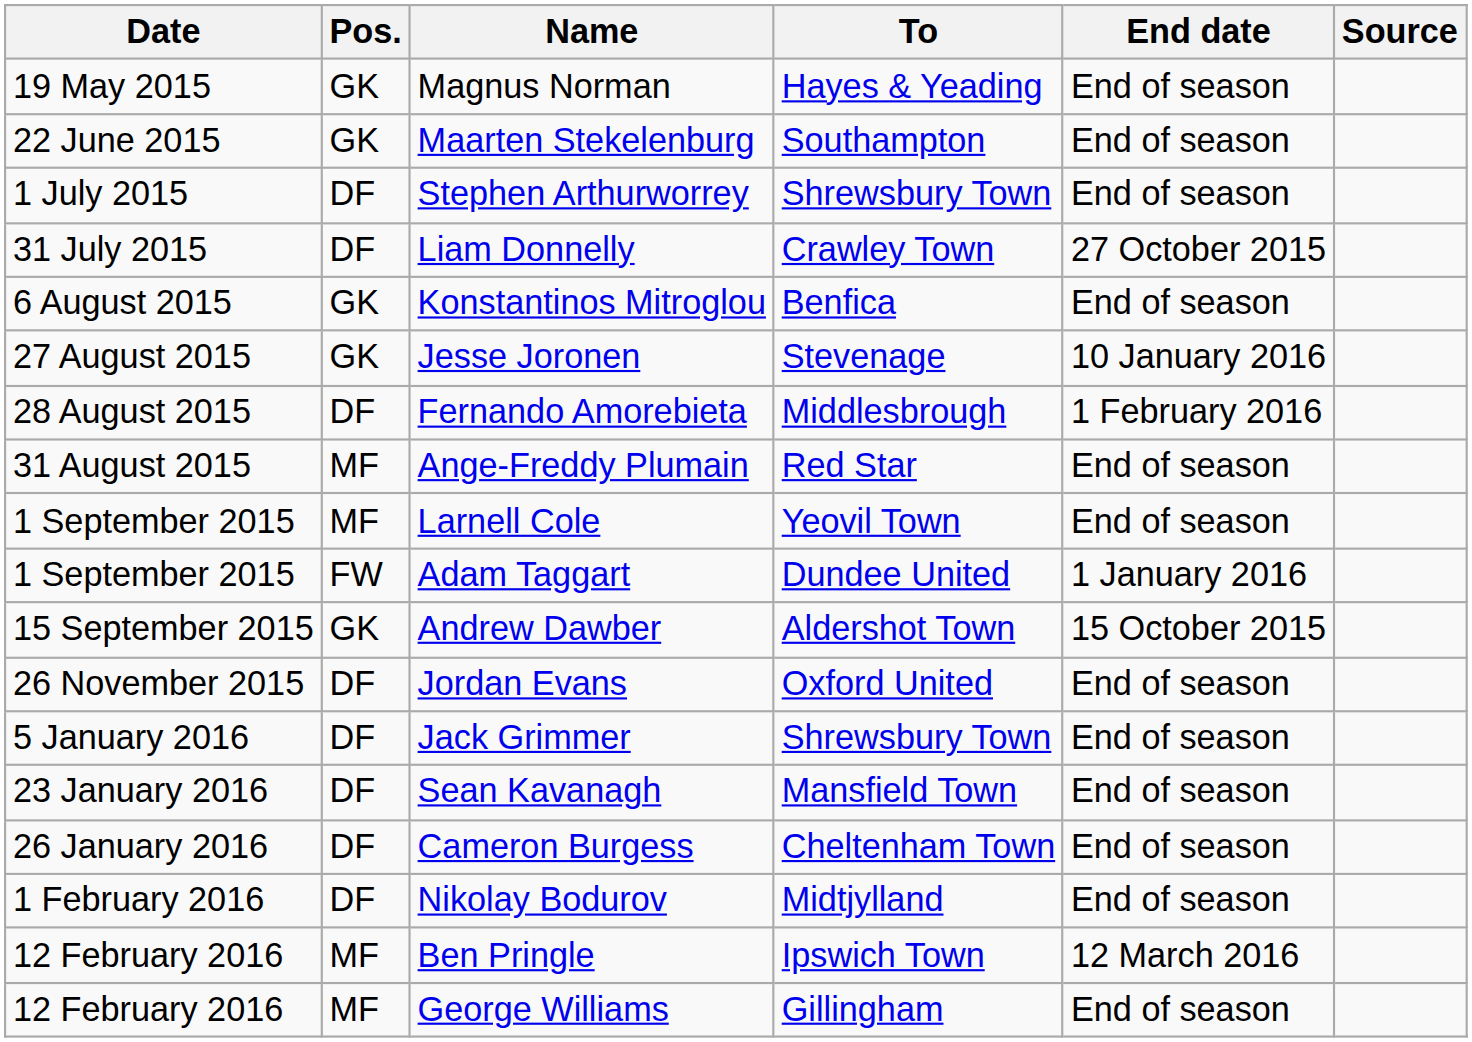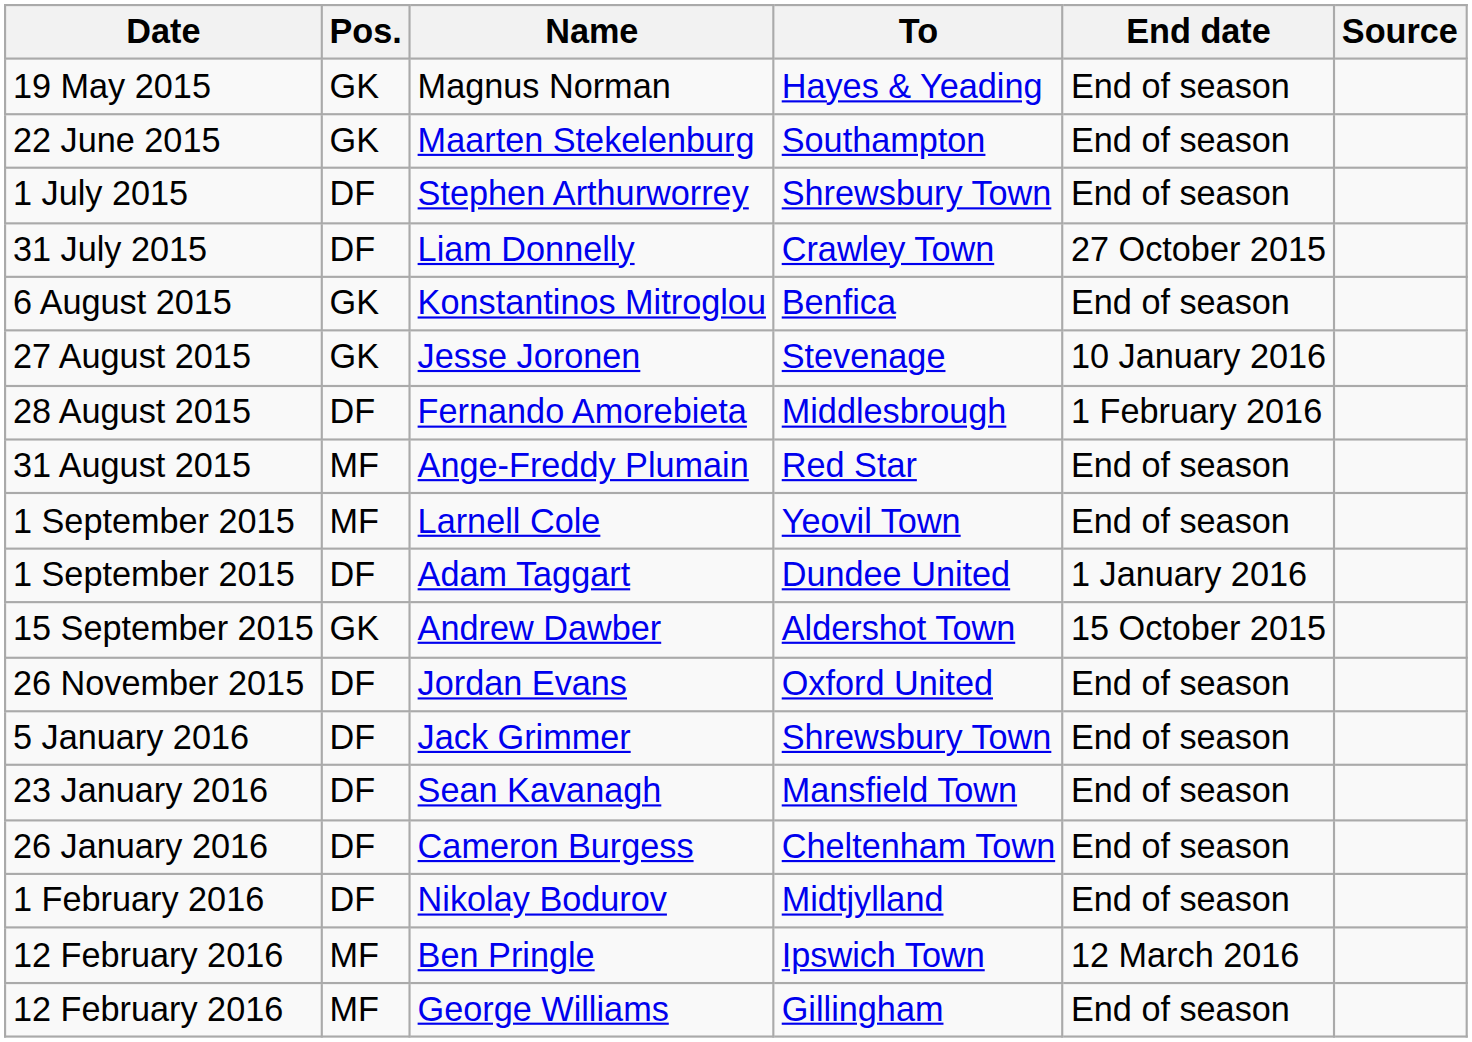(356, 574) FW -> (352, 574) DF
